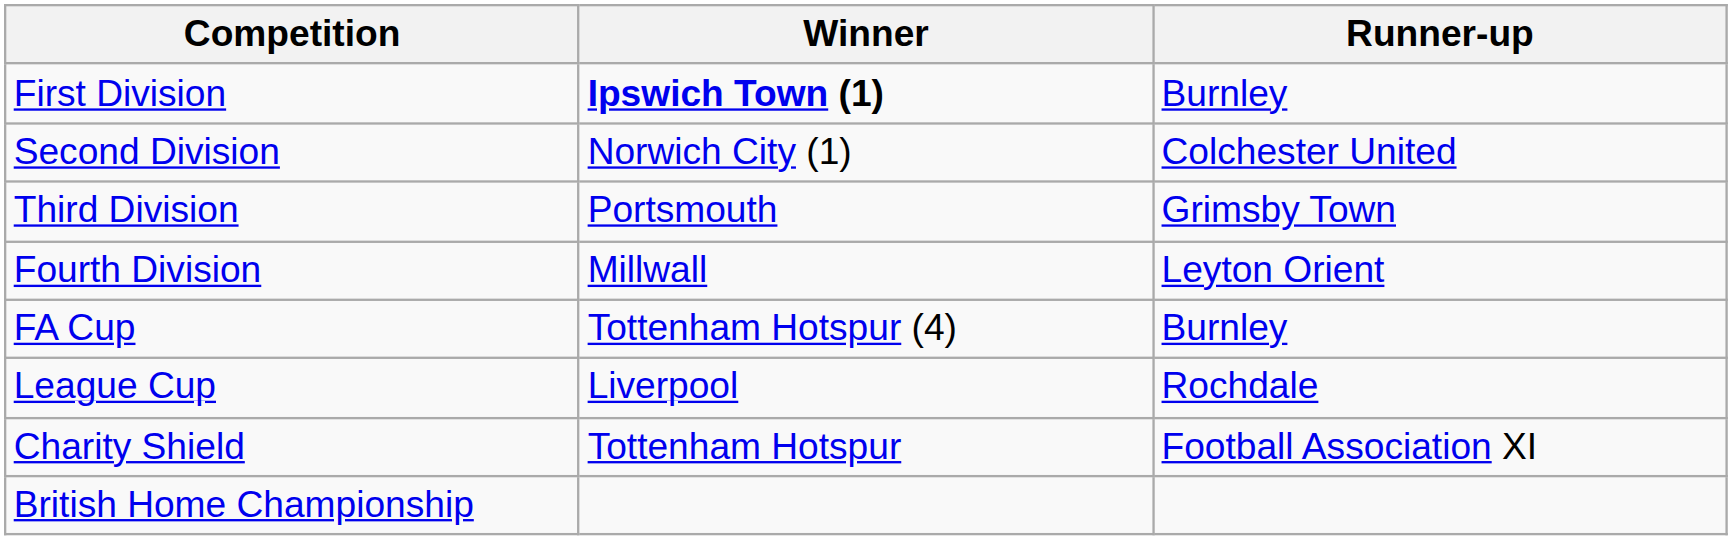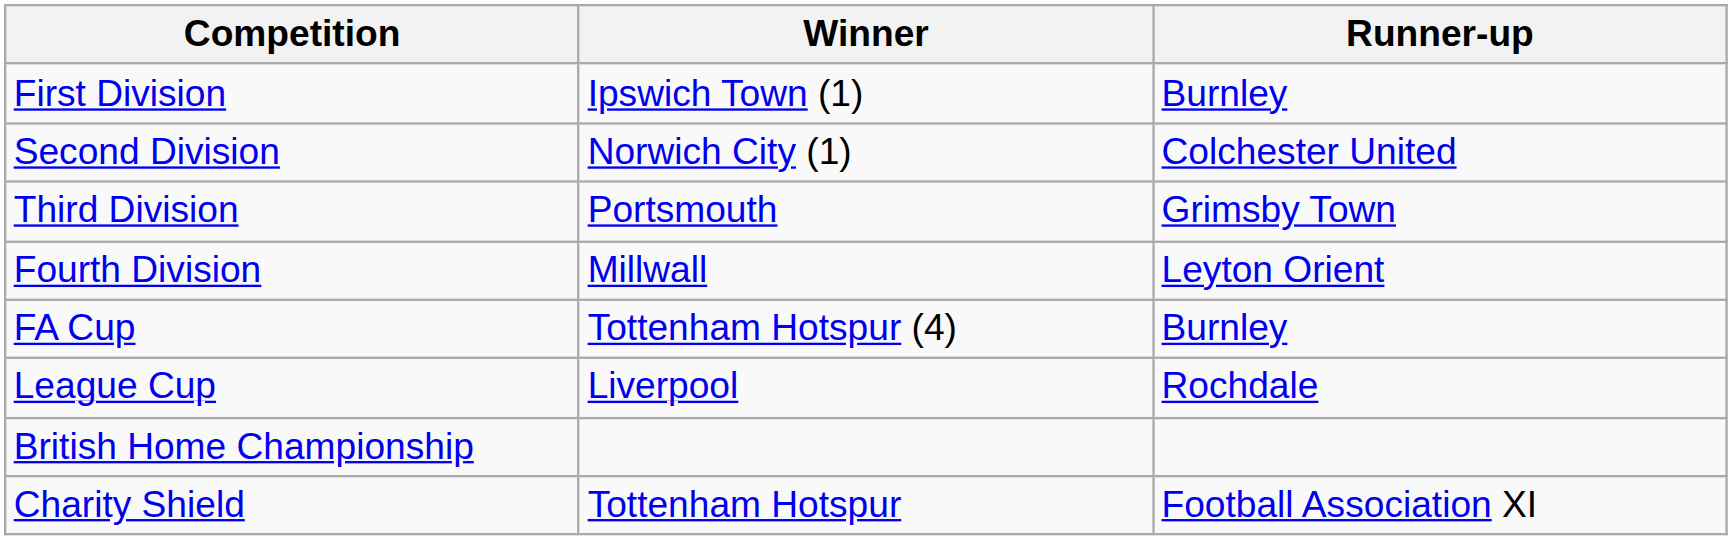(736, 92) bold -> (726, 92) normal
rows swapped: (129, 446) <-> (244, 504)
